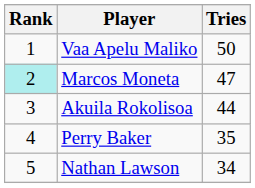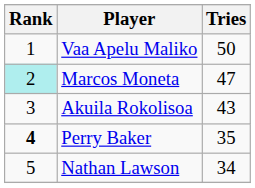(226, 108) 44 -> (226, 108) 43
(31, 138) normal -> (31, 138) bold
